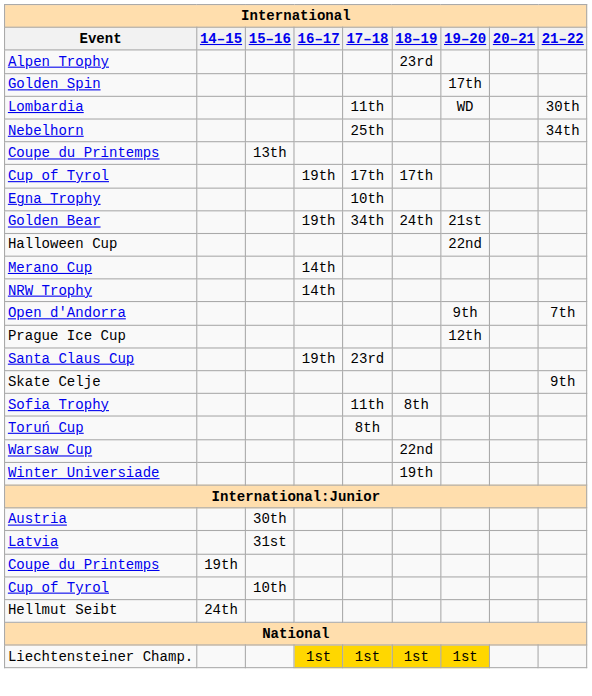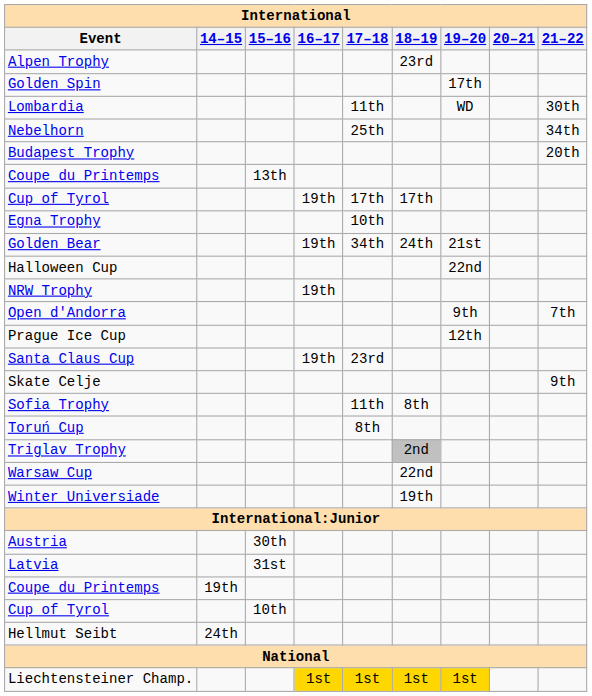+ row: (71, 153)
- row: (50, 268)
(319, 291) 14th -> (319, 291) 19th
+ row: (67, 451)
